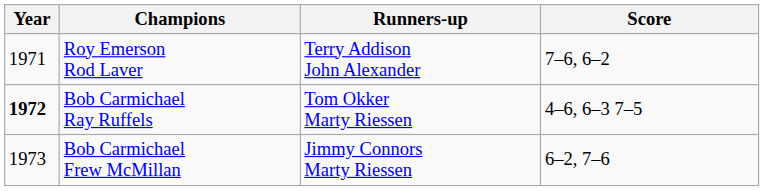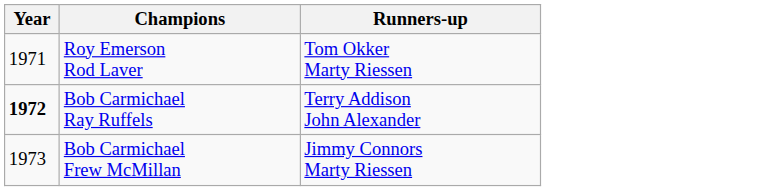- column: (649, 19)
(362, 59) Terry Addison John Alexander -> (358, 59) Tom Okker Marty Riessen
(358, 109) Tom Okker Marty Riessen -> (362, 109) Terry Addison John Alexander
